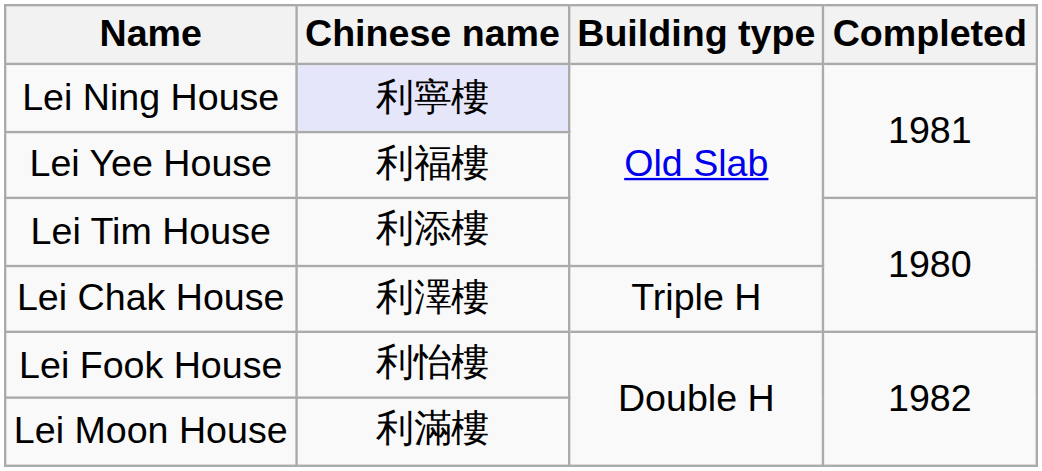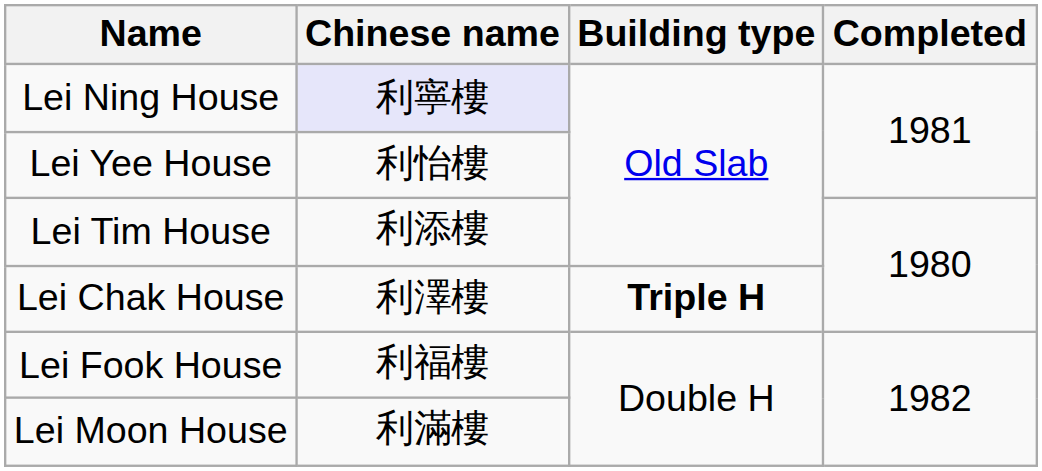(432, 162) 利福樓 -> (432, 162) 利怡樓
(696, 297) normal -> (696, 297) bold
(432, 363) 利怡樓 -> (432, 363) 利福樓
